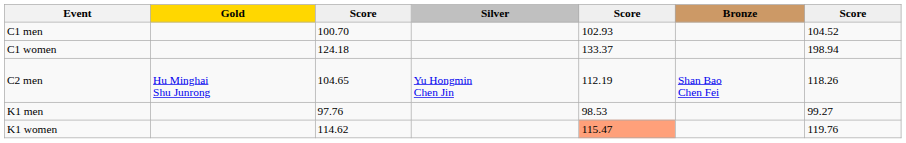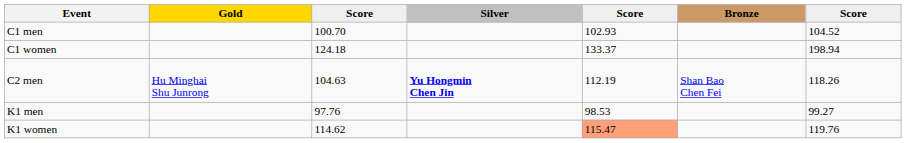(333, 80) 104.65 -> (330, 80) 104.63
(443, 86) normal -> (441, 86) bold
